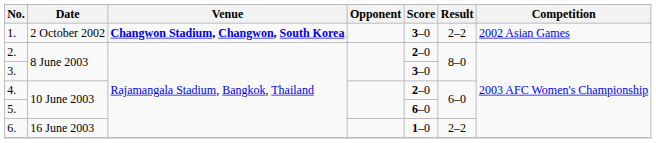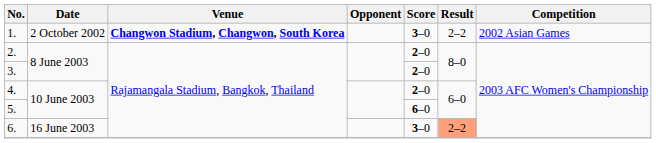(421, 71) 3–0 -> (421, 71) 2–0
(421, 128) 1–0 -> (421, 128) 3–0
(457, 128) no background -> (457, 128) lightsalmon background
